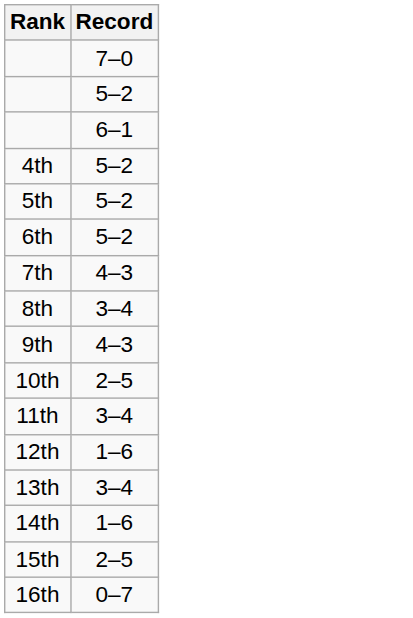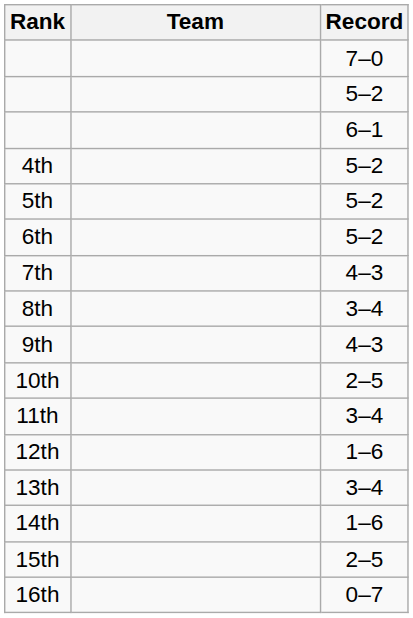+ column: (195, 22)
